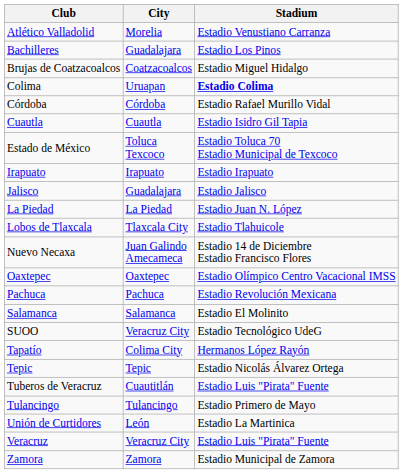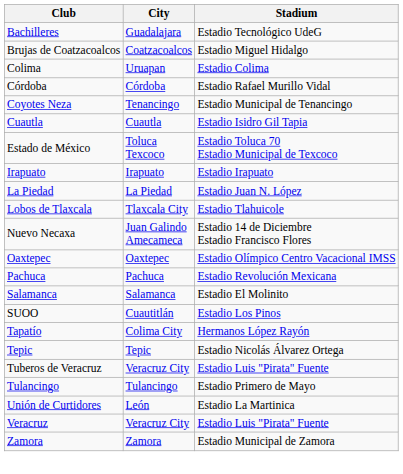- row: (51, 31)
(239, 50) Estadio Los Pinos -> (260, 31) Estadio Tecnológico UdeG
(235, 86) bold -> (233, 68) normal
+ row: (39, 104)
- row: (23, 191)
(157, 331) Veracruz City -> (150, 313) Cuautitlán
(260, 331) Estadio Tecnológico UdeG -> (239, 313) Estadio Los Pinos
(150, 386) Cuautitlán -> (157, 368) Veracruz City
